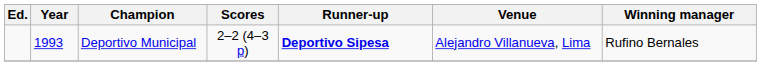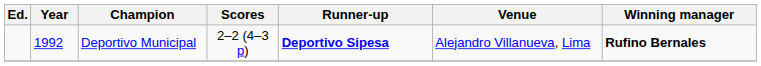(48, 43) 1993 -> (48, 43) 1992
(652, 43) normal -> (656, 43) bold
